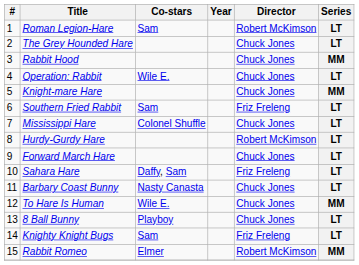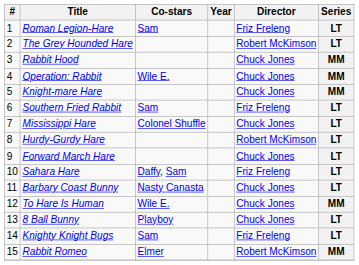(276, 28) Robert McKimson -> (263, 28) Friz Freleng
(265, 44) Chuck Jones -> (276, 44) Robert McKimson
(336, 76) LT -> (336, 76) MM
